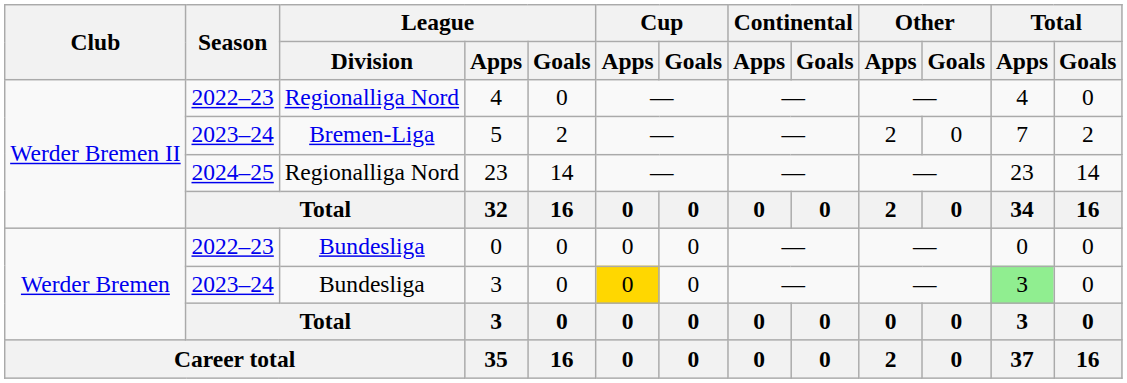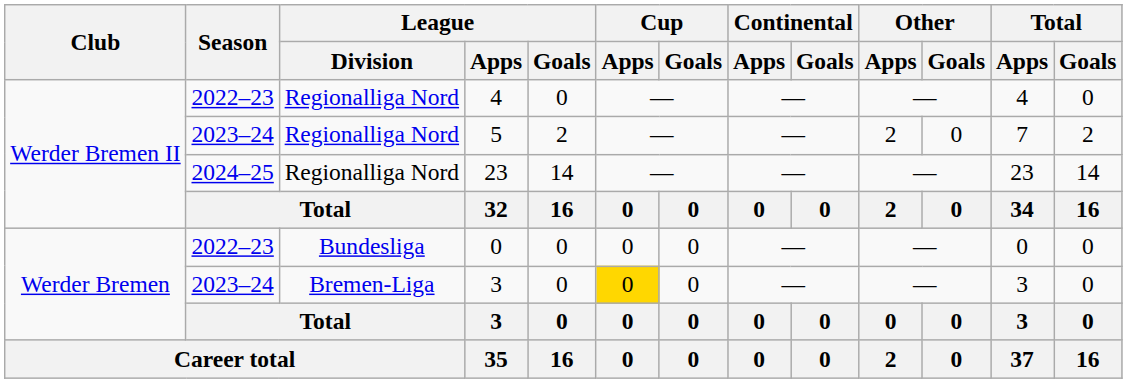(372, 135) Bremen-Liga -> (372, 135) Regionalliga Nord
(372, 284) Bundesliga -> (372, 284) Bremen-Liga
(1022, 284) lightgreen background -> (1022, 284) no background
